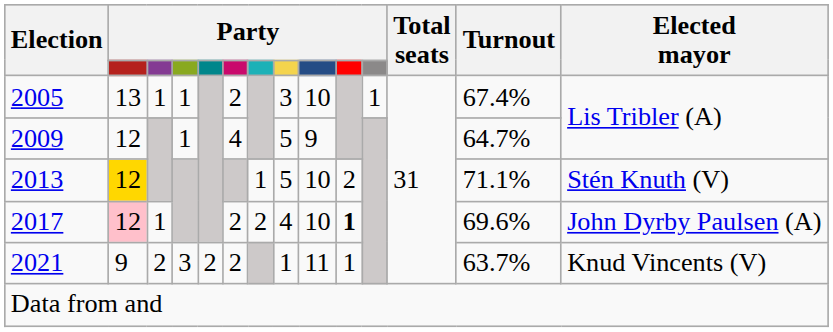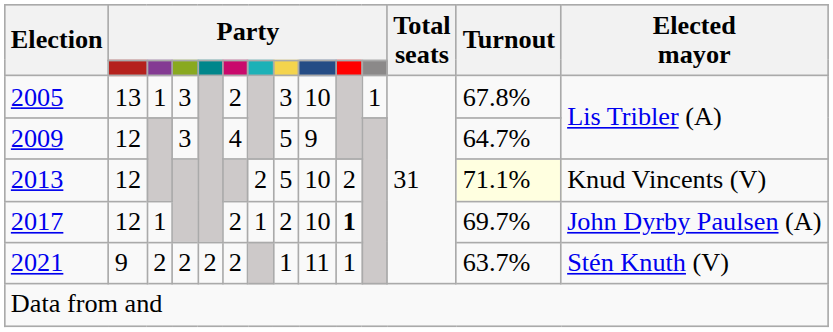(185, 96) 1 -> (185, 96) 3
(497, 96) 67.4% -> (497, 96) 67.8%
(185, 138) 1 -> (185, 138) 3
(128, 179) gold background -> (128, 179) no background
(261, 179) 1 -> (261, 179) 2
(497, 179) no background -> (497, 179) lightyellow background
(648, 179) Stén Knuth (V) -> (667, 179) Knud Vincents (V)
(128, 221) pink background -> (128, 221) no background
(261, 221) 2 -> (261, 221) 1
(286, 221) 4 -> (286, 221) 2
(497, 221) 69.6% -> (497, 221) 69.7%
(185, 262) 3 -> (185, 262) 2
(667, 262) Knud Vincents (V) -> (648, 262) Stén Knuth (V)
